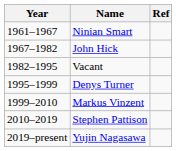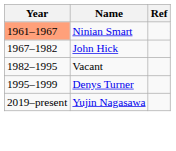(32, 31) no background -> (32, 31) lightsalmon background
- row: (108, 102)
- row: (110, 119)
